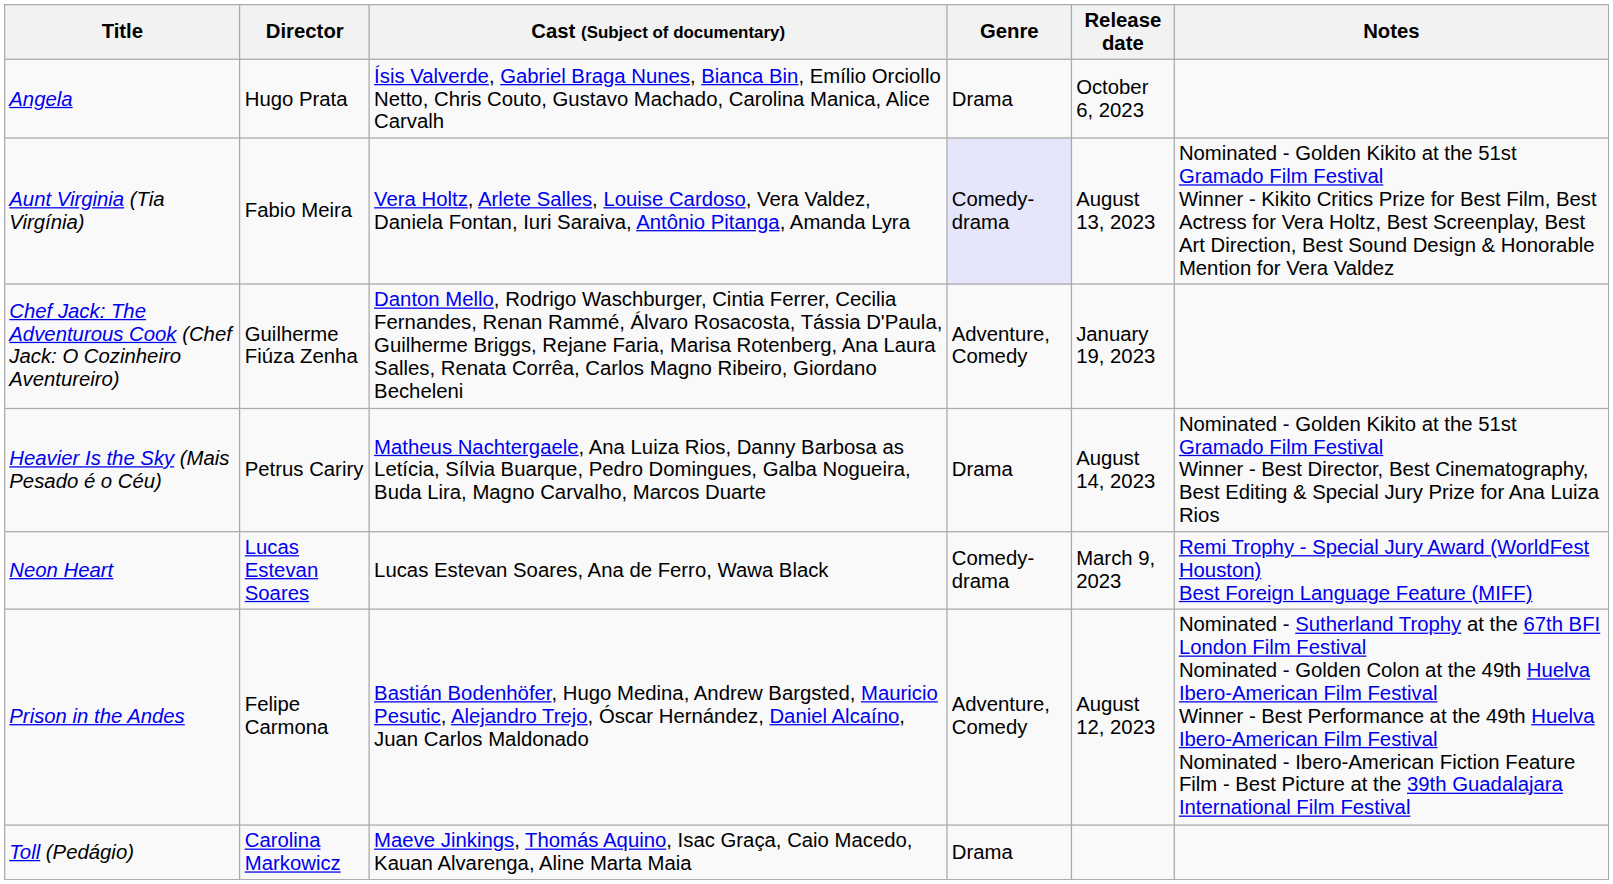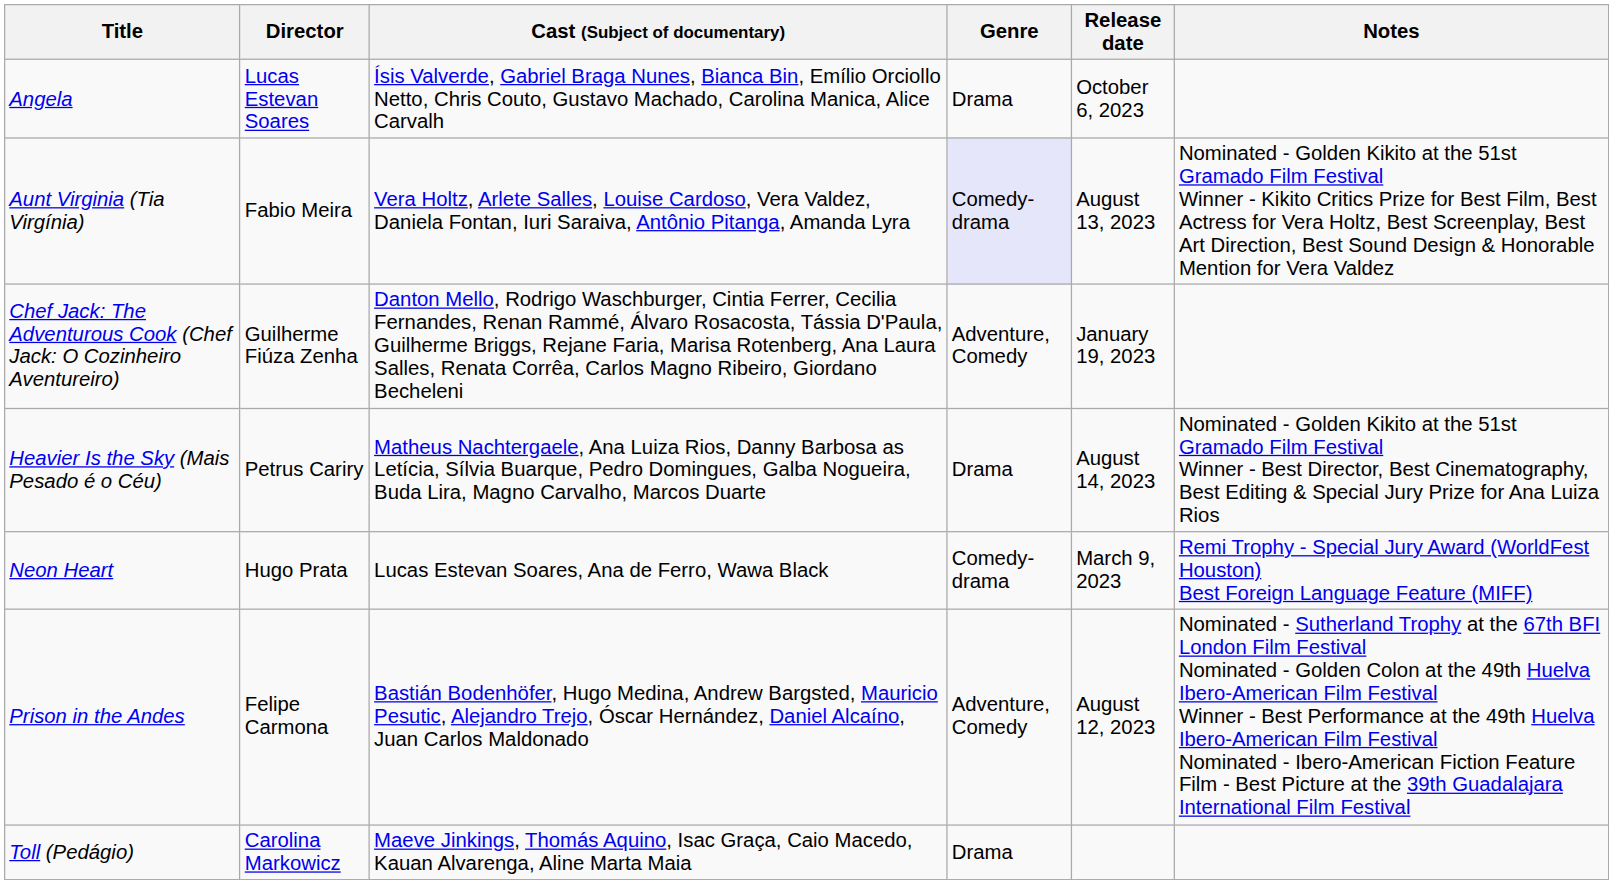(296, 98) Hugo Prata -> (281, 98) Lucas Estevan Soares
(281, 570) Lucas Estevan Soares -> (296, 570) Hugo Prata
